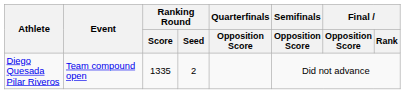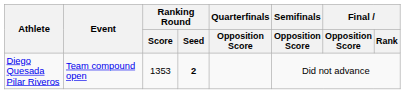(160, 71) 1335 -> (160, 71) 1353
(194, 71) normal -> (194, 71) bold
